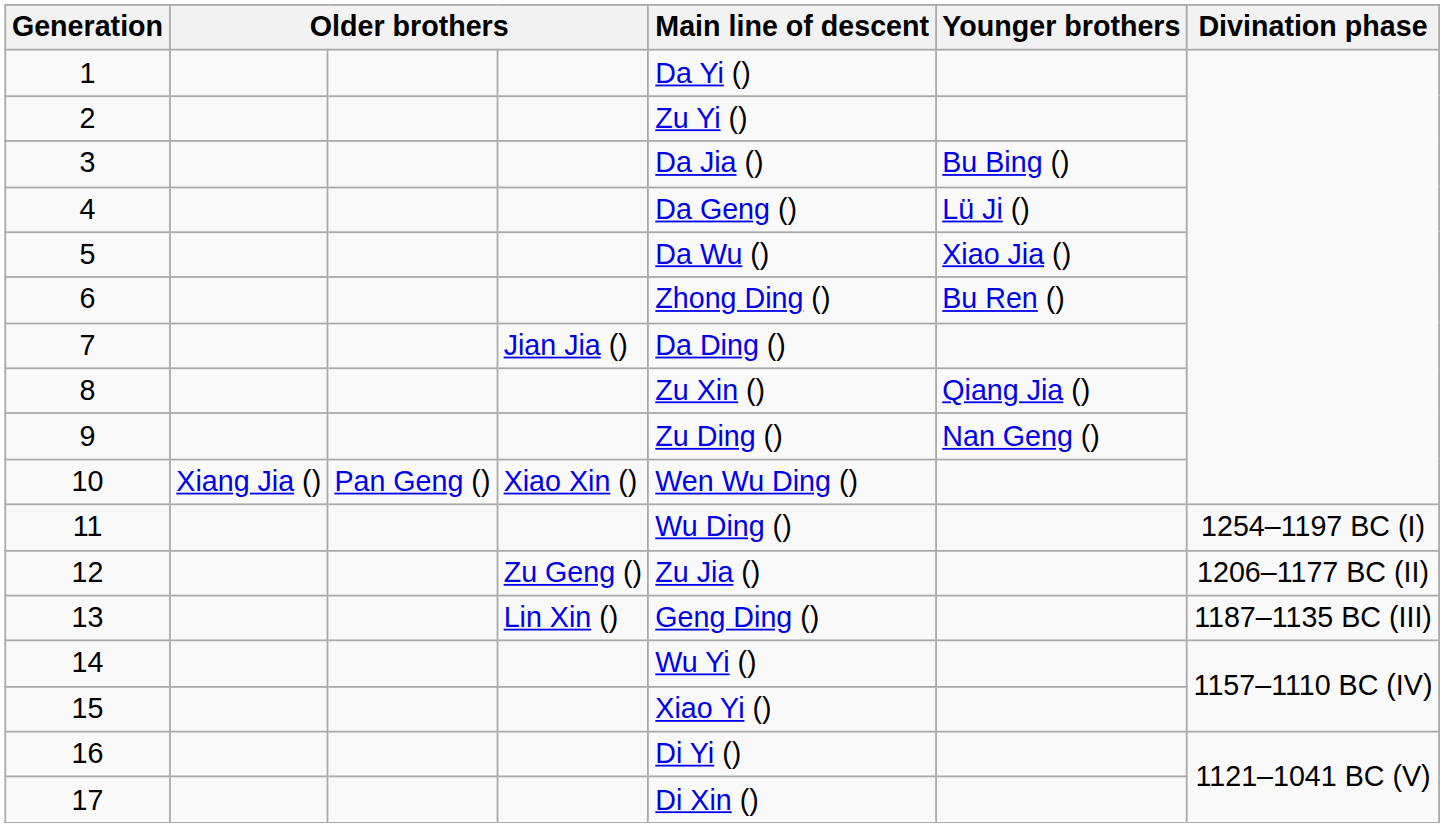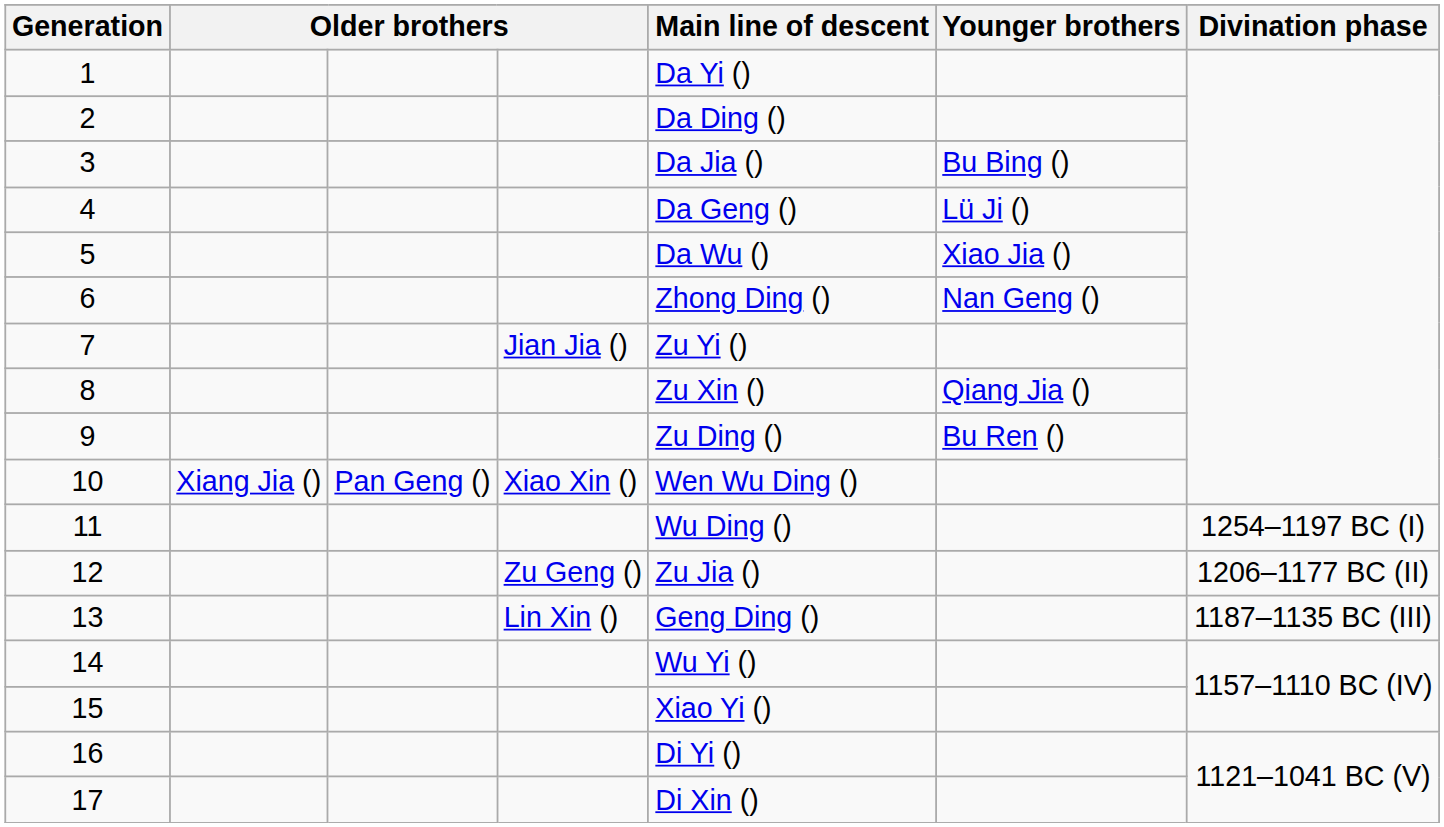(701, 118) Zu Yi () -> (721, 118) Da Ding ()
(1004, 299) Bu Ren () -> (1021, 299) Nan Geng ()
(721, 345) Da Ding () -> (701, 345) Zu Yi ()
(1021, 436) Nan Geng () -> (1004, 436) Bu Ren ()
